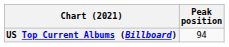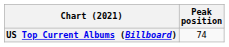(202, 35) 94 -> (202, 35) 74
